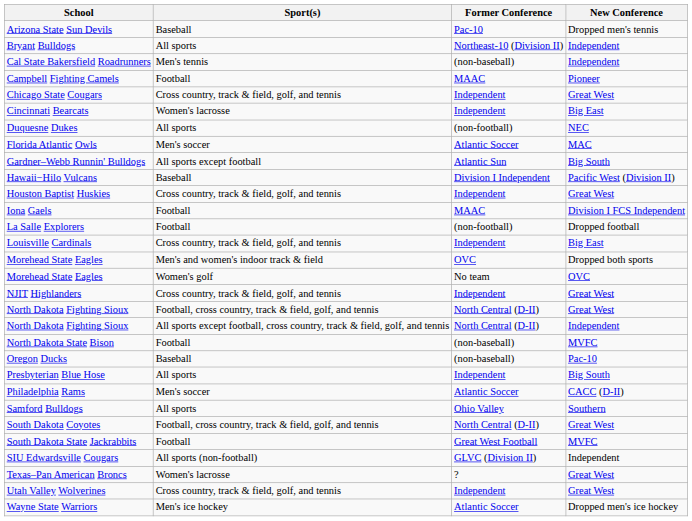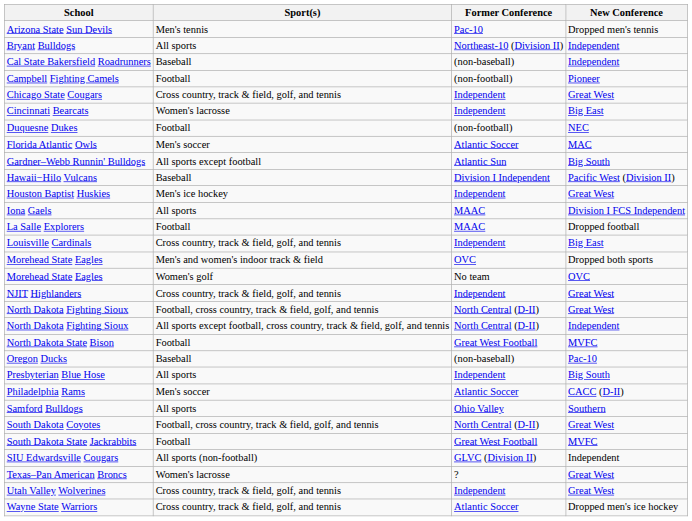(174, 29) Baseball -> (182, 29) Men's tennis
(182, 62) Men's tennis -> (174, 62) Baseball
(470, 78) MAAC -> (483, 78) (non-football)
(176, 128) All sports -> (173, 128) Football
(248, 194) Cross country, track & field, golf, and tennis -> (192, 194) Men's ice hockey
(173, 210) Football -> (176, 210) All sports
(483, 227) (non-football) -> (470, 227) MAAC
(484, 342) (non-baseball) -> (496, 342) Great West Football
(192, 507) Men's ice hockey -> (248, 507) Cross country, track & field, golf, and tennis
